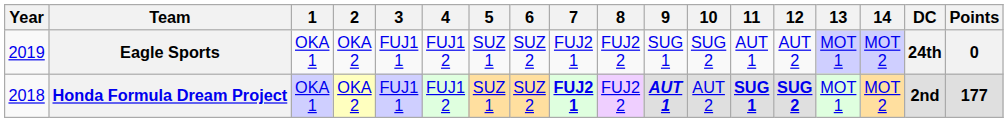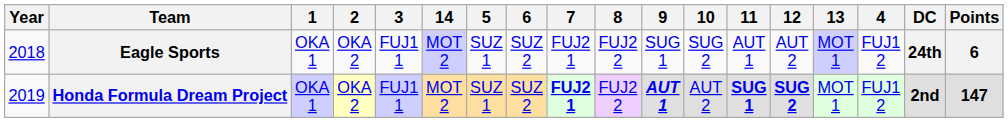columns swapped: (446, 17) <-> (882, 17)
(27, 52) 2019 -> (27, 52) 2018
(974, 52) 0 -> (974, 52) 6
(27, 96) 2018 -> (27, 96) 2019
(974, 96) 177 -> (974, 96) 147
